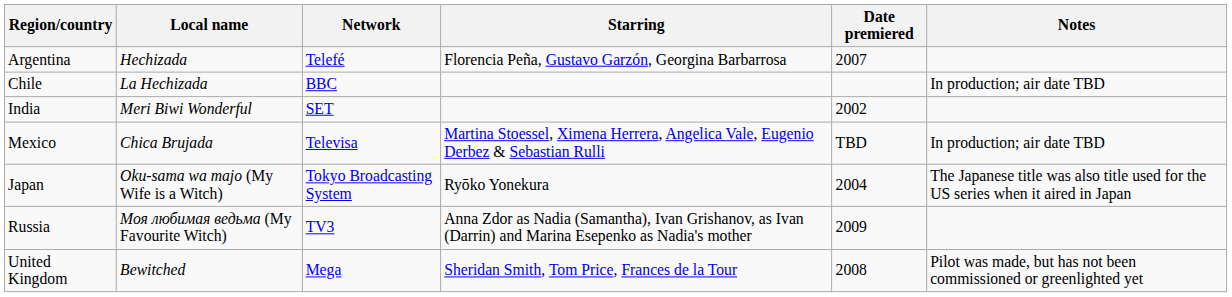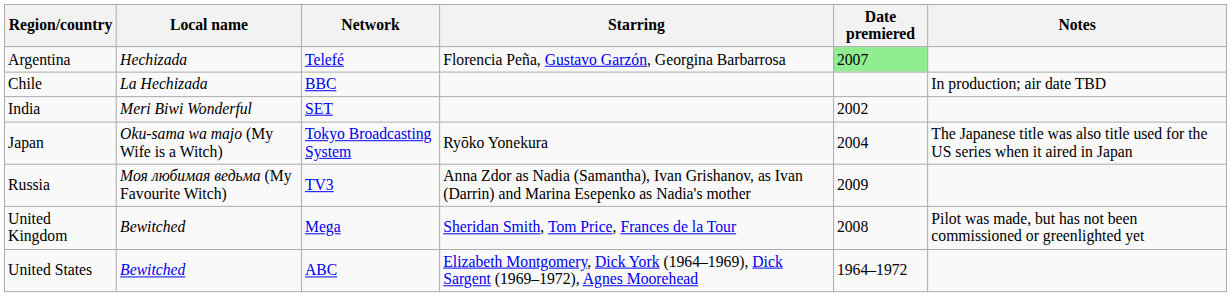(851, 59) no background -> (853, 59) lightgreen background
- row: (32, 142)
+ row: (50, 270)
